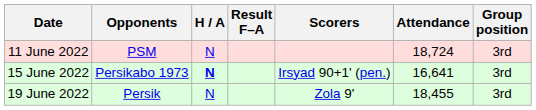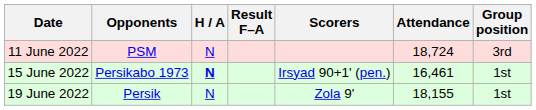(433, 72) 16,641 -> (433, 72) 16,461
(502, 72) 3rd -> (502, 72) 1st
(433, 94) 18,455 -> (433, 94) 18,155
(502, 94) 3rd -> (502, 94) 1st
